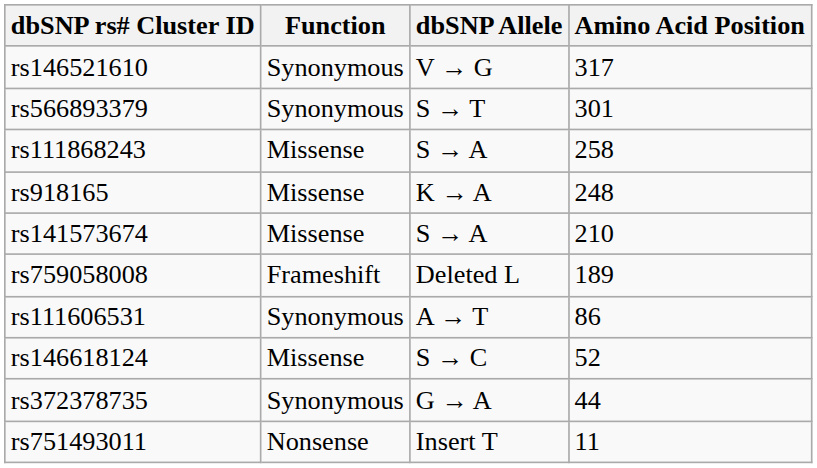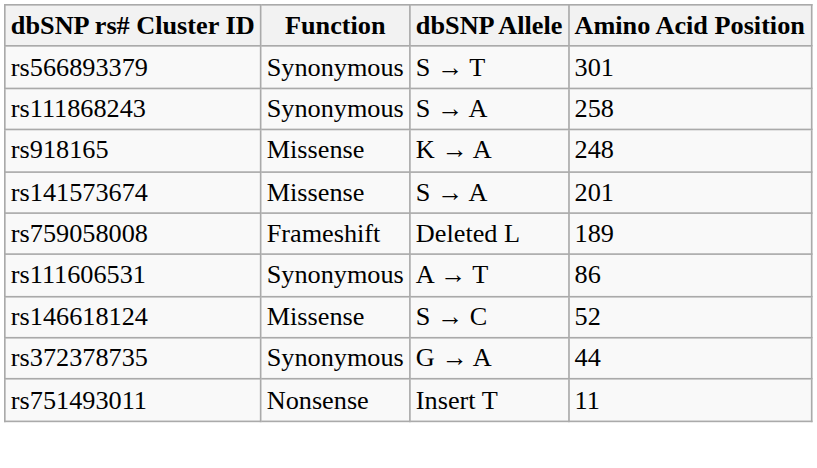- row: (79, 66)
(316, 150) Missense -> (335, 108) Synonymous
(594, 233) 210 -> (594, 191) 201
